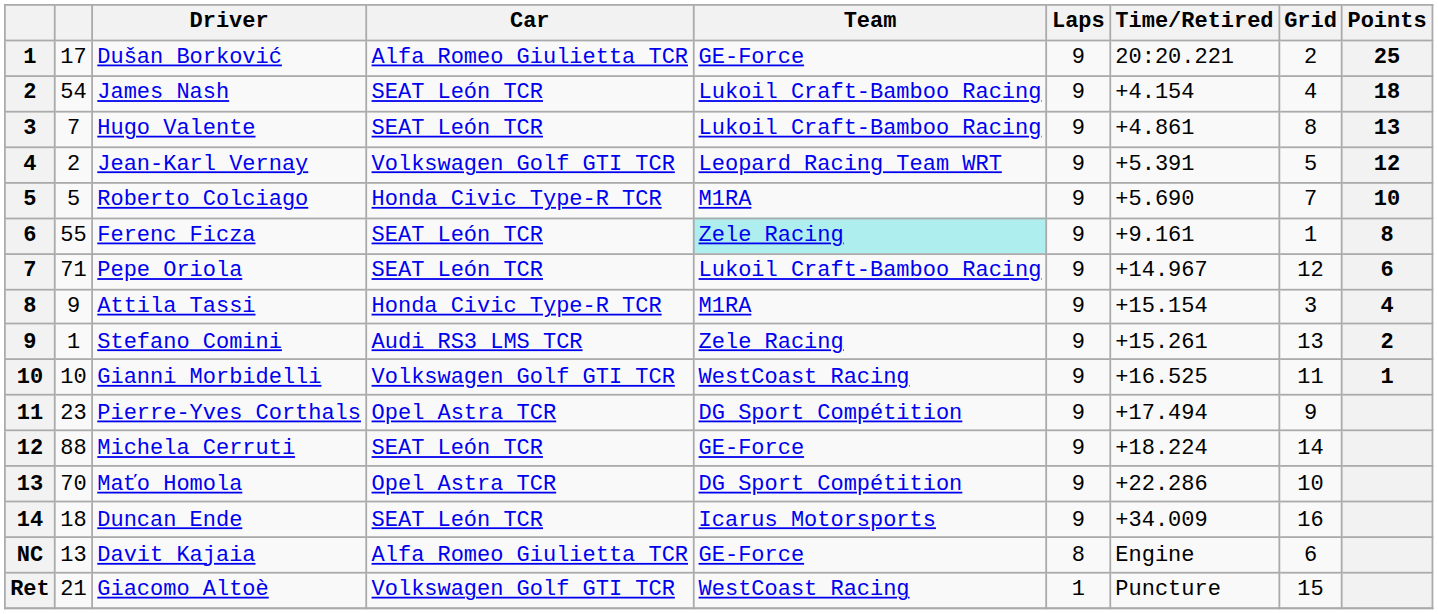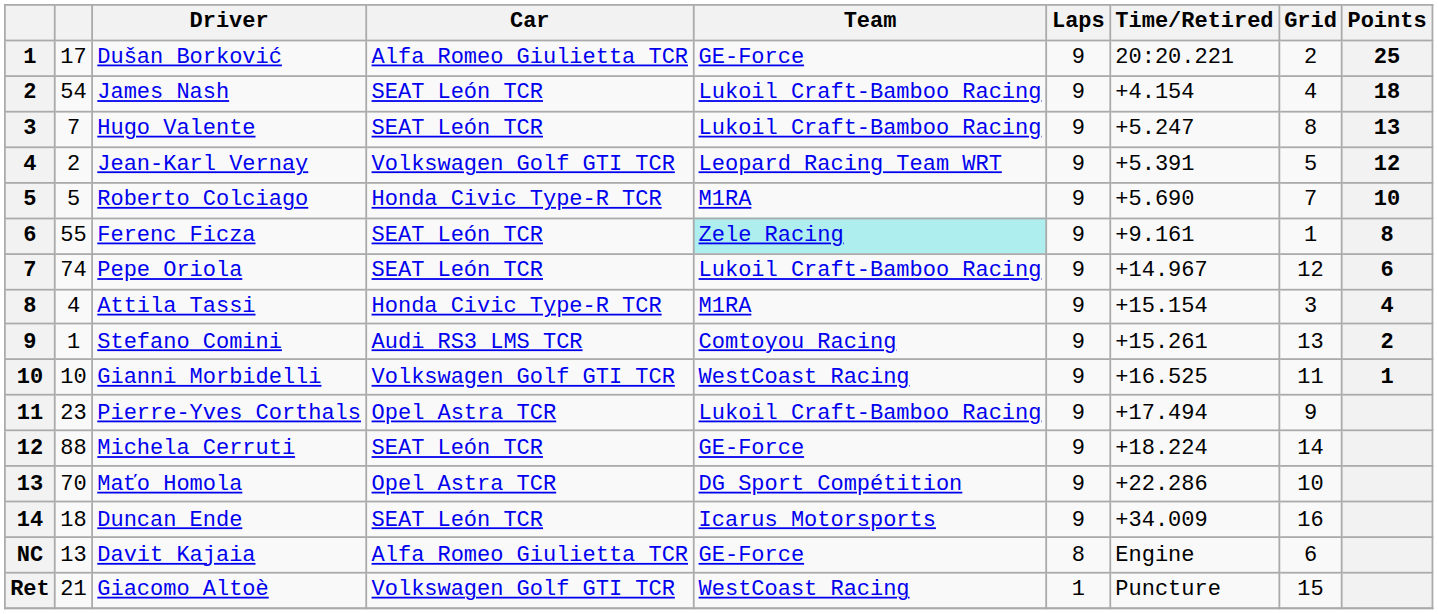(1155, 129) +4.861 -> (1155, 129) +5.247
(74, 271) 71 -> (74, 271) 74
(74, 307) 9 -> (74, 307) 4
(771, 342) Zele Racing -> (797, 342) Comtoyou Racing
(830, 413) DG Sport Compétition -> (870, 413) Lukoil Craft-Bamboo Racing
